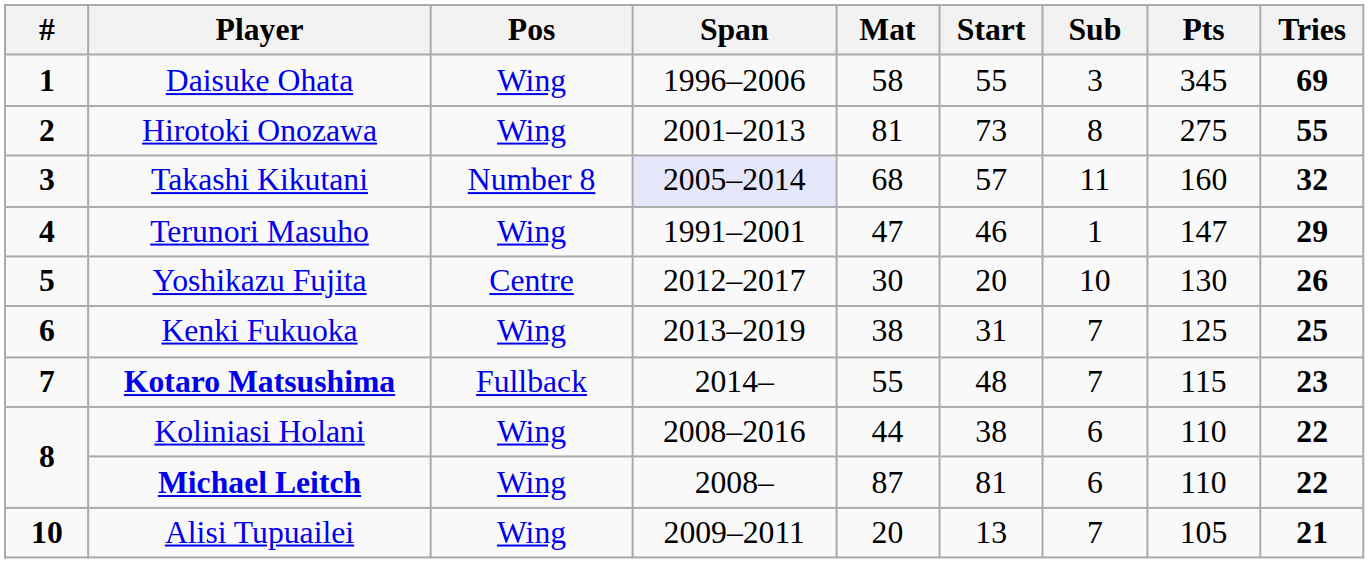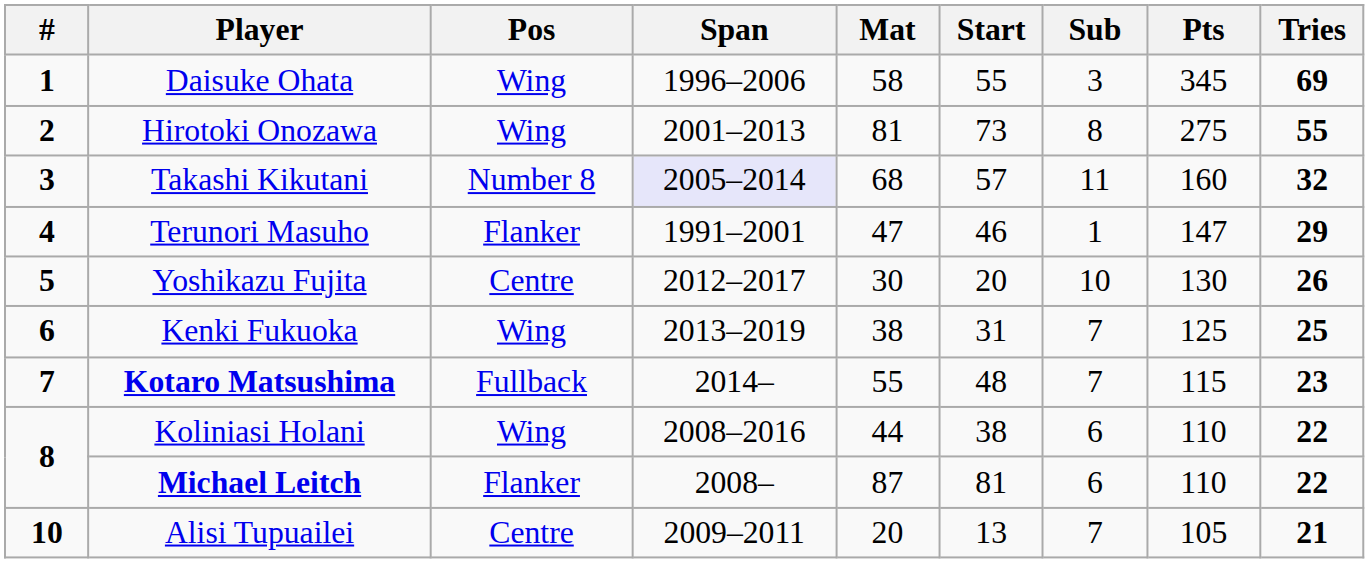(532, 230) Wing -> (532, 230) Flanker
(532, 481) Wing -> (532, 481) Flanker
(532, 532) Wing -> (532, 532) Centre
